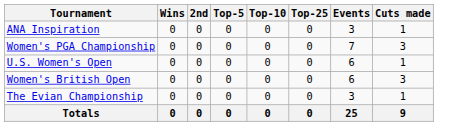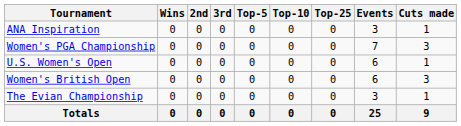+ column: (222, 13)
